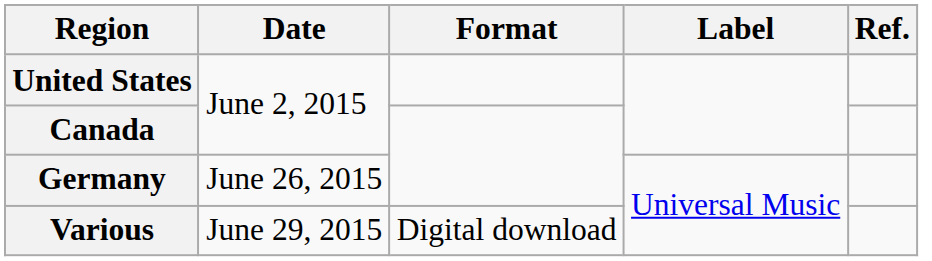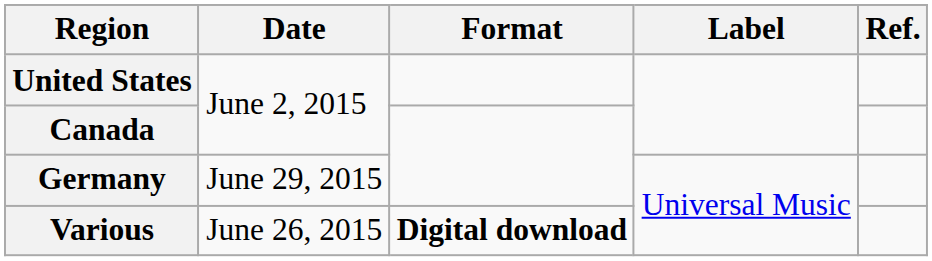(294, 179) June 26, 2015 -> (294, 179) June 29, 2015
(294, 229) June 29, 2015 -> (294, 229) June 26, 2015
(507, 229) normal -> (512, 229) bold
